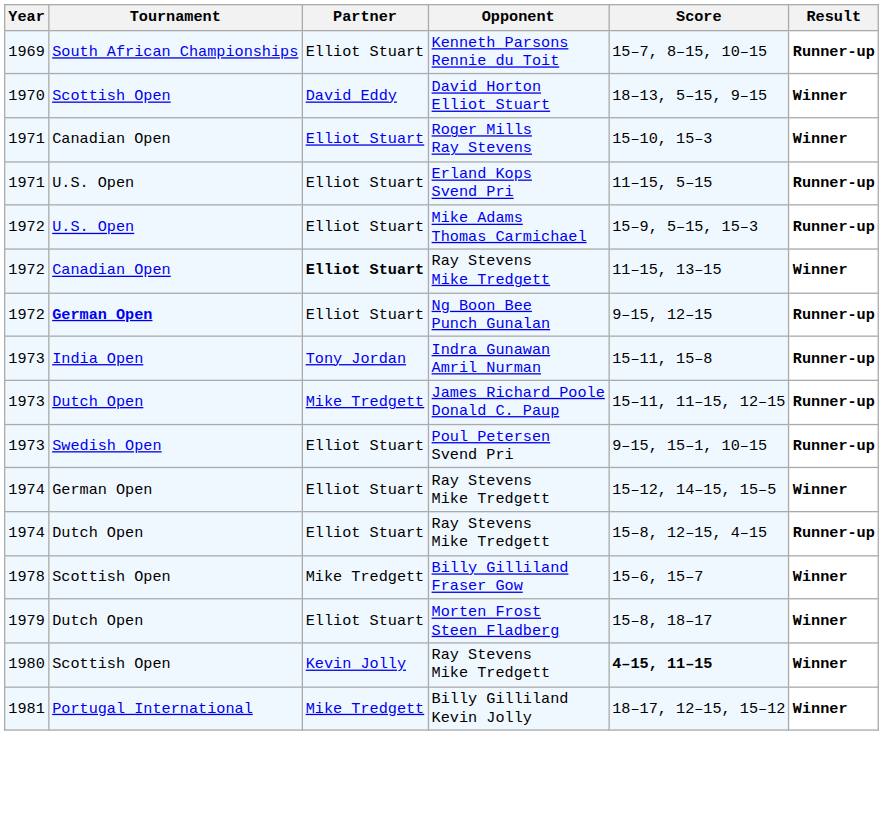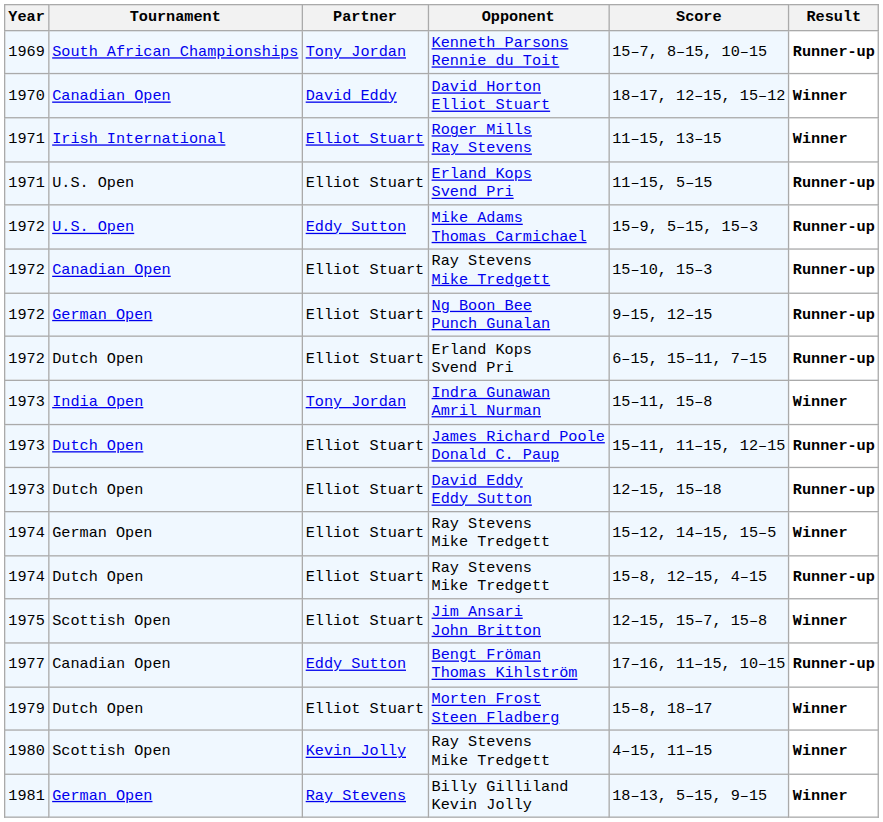(365, 52) Elliot Stuart -> (356, 52) Tony Jordan
(111, 96) Scottish Open -> (111, 96) Canadian Open
(690, 96) 18–13, 5–15, 9–15 -> (699, 96) 18–17, 12–15, 15–12
(111, 139) Canadian Open -> (139, 139) Irish International
(662, 139) 15–10, 15–3 -> (667, 139) 11–15, 13–15
(365, 227) Elliot Stuart -> (356, 227) Eddy Sutton
(365, 271) bold -> (365, 271) normal
(667, 271) 11–15, 13–15 -> (662, 271) 15–10, 15–3
(820, 271) Winner -> (834, 271) Runner-up
(102, 314) bold -> (102, 314) normal
+ row: (27, 358)
(834, 358) Runner-up -> (820, 402) Winner
(365, 402) Mike Tredgett -> (365, 446) Elliot Stuart
+ row: (27, 489)
- row: (27, 446)
+ row: (27, 621)
+ row: (27, 664)
- row: (27, 577)
(662, 664) bold -> (662, 752) normal
(152, 708) Portugal International -> (102, 796) German Open
(365, 708) Mike Tredgett -> (356, 796) Ray Stevens
(699, 708) 18–17, 12–15, 15–12 -> (690, 796) 18–13, 5–15, 9–15
